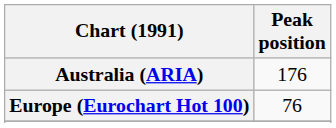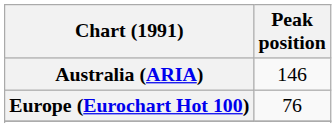(292, 74) 176 -> (292, 74) 146
